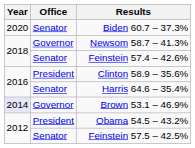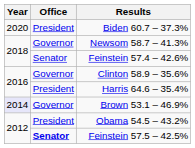(50, 27) Senator -> (53, 27) President
(53, 74) President -> (53, 74) Governor
(50, 89) Senator -> (53, 89) President
(50, 136) normal -> (51, 136) bold
